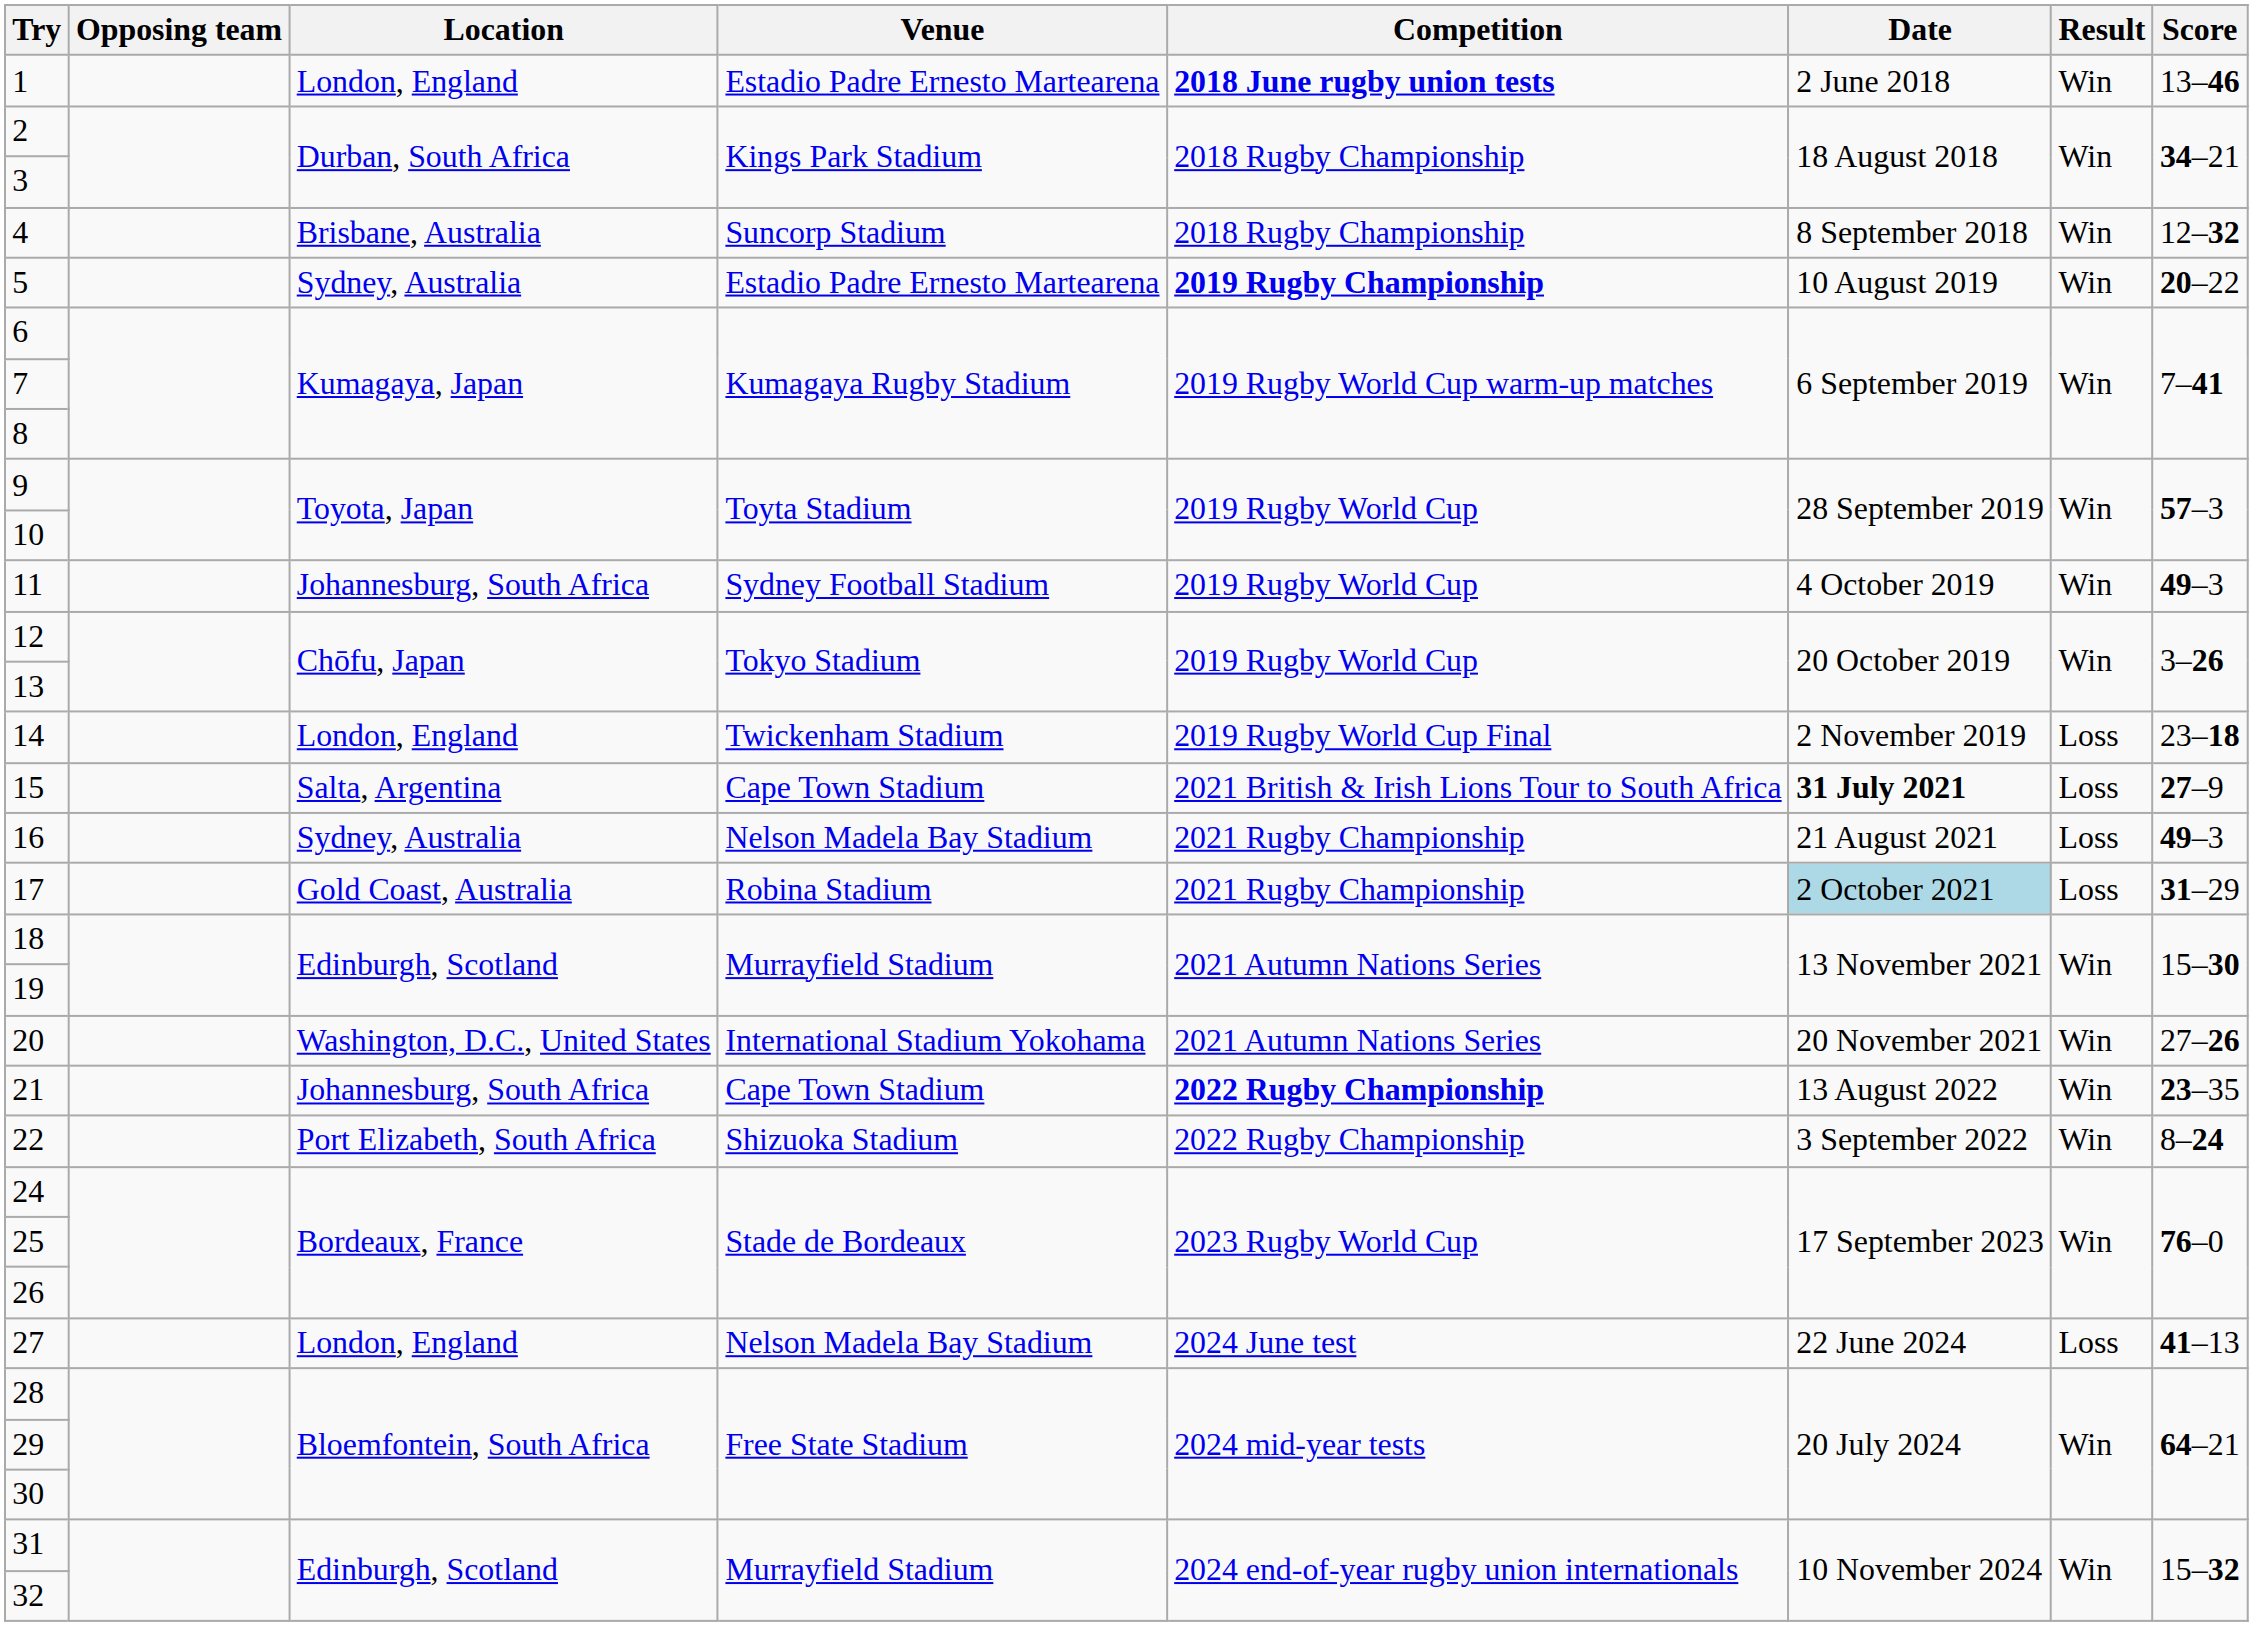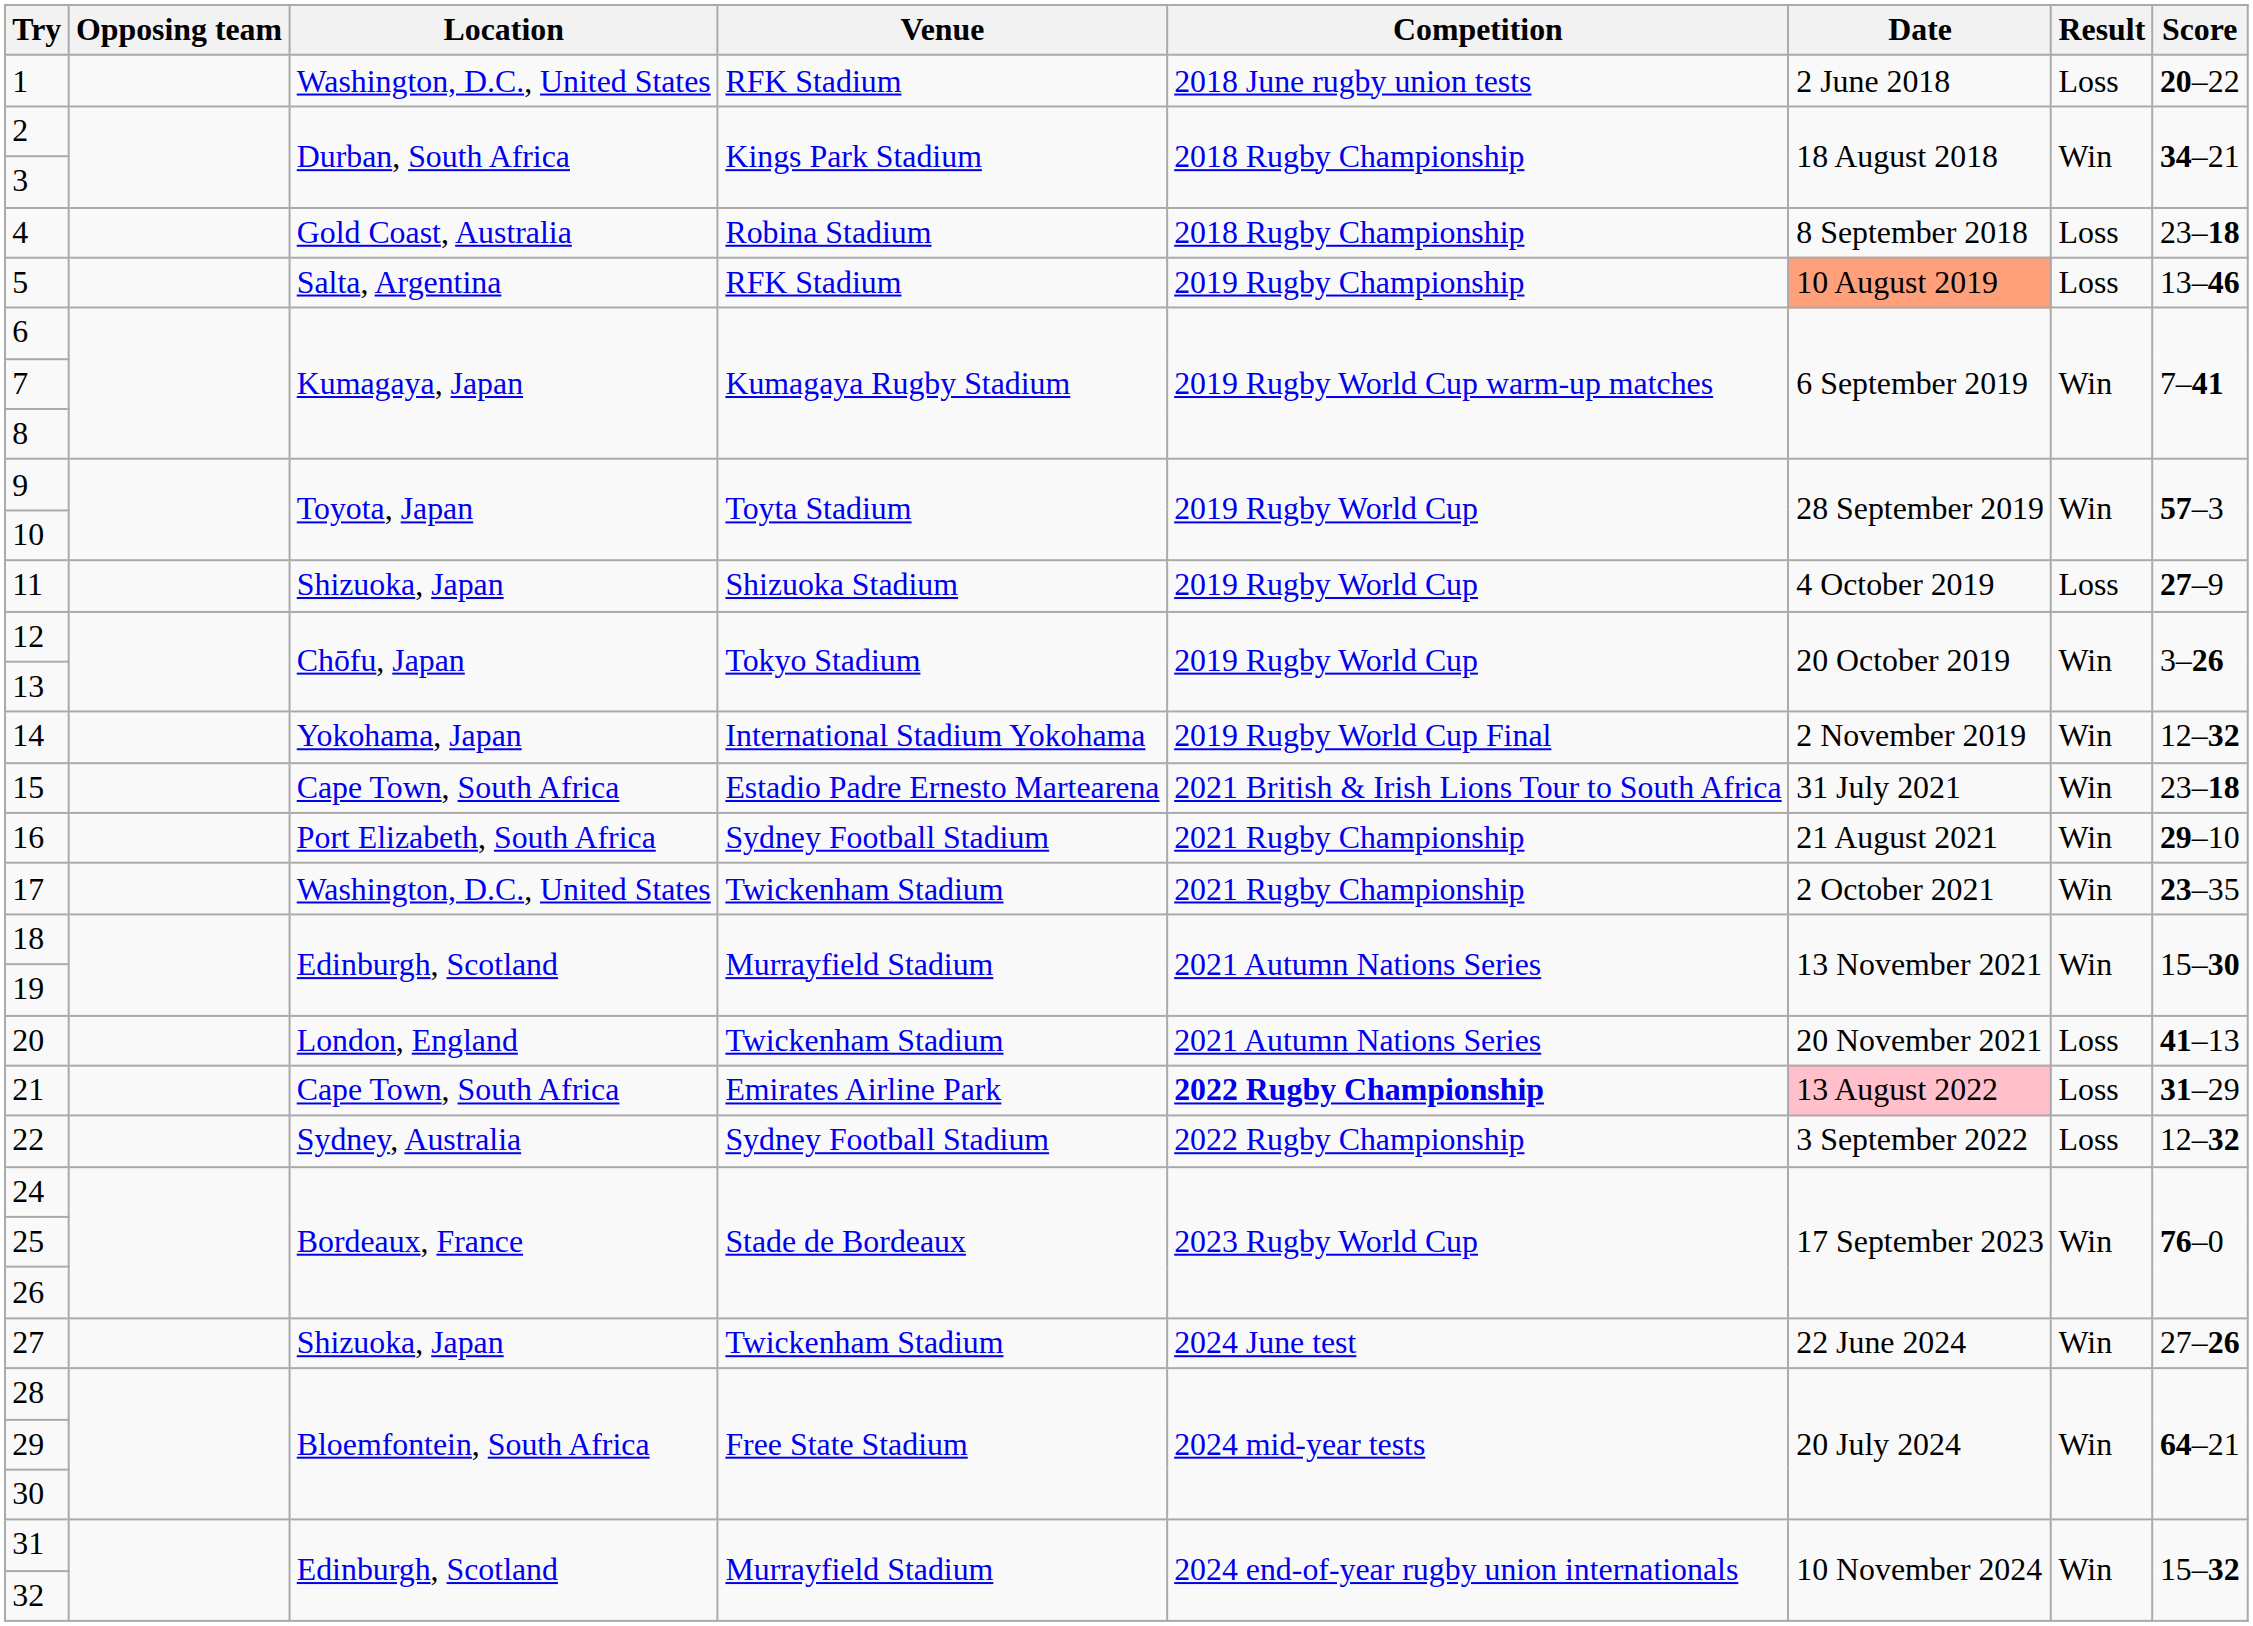(407, 80) London, England -> (504, 80) Washington, D.C., United States
(942, 80) Estadio Padre Ernesto Martearena -> (813, 80) RFK Stadium
(1364, 80) bold -> (1353, 80) normal
(2085, 80) Win -> (2089, 80) Loss
(2200, 80) 13–46 -> (2200, 80) 20–22
(419, 231) Brisbane, Australia -> (434, 231) Gold Coast, Australia
(836, 231) Suncorp Stadium -> (828, 231) Robina Stadium
(2085, 231) Win -> (2089, 231) Loss
(2200, 231) 12–32 -> (2200, 231) 23–18
(409, 282) Sydney, Australia -> (399, 282) Salta, Argentina
(942, 282) Estadio Padre Ernesto Martearena -> (813, 282) RFK Stadium
(1359, 282) bold -> (1349, 282) normal
(1897, 282) no background -> (1897, 282) lightsalmon background
(2085, 282) Win -> (2089, 282) Loss
(2200, 282) 20–22 -> (2200, 282) 13–46
(473, 585) Johannesburg, South Africa -> (400, 585) Shizuoka, Japan
(887, 585) Sydney Football Stadium -> (842, 585) Shizuoka Stadium
(2085, 585) Win -> (2089, 585) Loss
(2192, 585) 49–3 -> (2192, 585) 27–9
(407, 736) London, England -> (409, 736) Yokohama, Japan
(864, 736) Twickenham Stadium -> (935, 736) International Stadium Yokohama
(2089, 736) Loss -> (2085, 736) Win
(2200, 736) 23–18 -> (2200, 736) 12–32
(399, 787) Salta, Argentina -> (458, 787) Cape Town, South Africa
(855, 787) Cape Town Stadium -> (942, 787) Estadio Padre Ernesto Martearena
(1881, 787) bold -> (1879, 787) normal
(2089, 787) Loss -> (2085, 787) Win
(2192, 787) 27–9 -> (2200, 787) 23–18
(409, 837) Sydney, Australia -> (476, 837) Port Elizabeth, South Africa
(909, 837) Nelson Madela Bay Stadium -> (887, 837) Sydney Football Stadium
(2089, 837) Loss -> (2085, 837) Win
(2192, 837) 49–3 -> (2200, 837) 29–10
(434, 888) Gold Coast, Australia -> (504, 888) Washington, D.C., United States
(828, 888) Robina Stadium -> (864, 888) Twickenham Stadium
(1895, 888) lightblue background -> (1895, 888) no background
(2089, 888) Loss -> (2085, 888) Win
(2200, 888) 31–29 -> (2200, 888) 23–35
(504, 1039) Washington, D.C., United States -> (407, 1039) London, England
(935, 1039) International Stadium Yokohama -> (864, 1039) Twickenham Stadium
(2085, 1039) Win -> (2089, 1039) Loss
(2200, 1039) 27–26 -> (2200, 1039) 41–13
(473, 1090) Johannesburg, South Africa -> (458, 1090) Cape Town, South Africa
(855, 1090) Cape Town Stadium -> (863, 1090) Emirates Airline Park
(1897, 1090) no background -> (1897, 1090) pink background
(2085, 1090) Win -> (2089, 1090) Loss
(2200, 1090) 23–35 -> (2200, 1090) 31–29
(476, 1140) Port Elizabeth, South Africa -> (409, 1140) Sydney, Australia
(842, 1140) Shizuoka Stadium -> (887, 1140) Sydney Football Stadium
(2085, 1140) Win -> (2089, 1140) Loss
(2192, 1140) 8–24 -> (2200, 1140) 12–32
(407, 1342) London, England -> (400, 1342) Shizuoka, Japan
(909, 1342) Nelson Madela Bay Stadium -> (864, 1342) Twickenham Stadium
(2089, 1342) Loss -> (2085, 1342) Win
(2200, 1342) 41–13 -> (2200, 1342) 27–26
